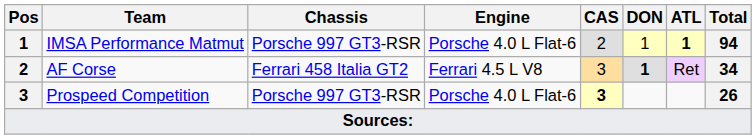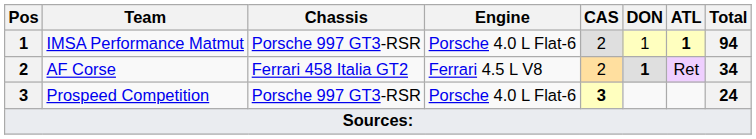(601, 69) 3 -> (601, 69) 2
(728, 95) 26 -> (728, 95) 24
